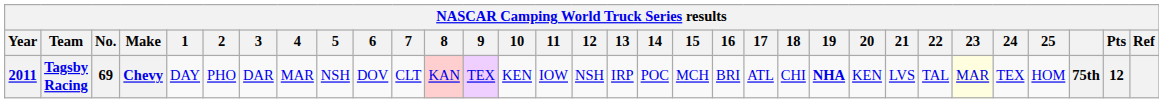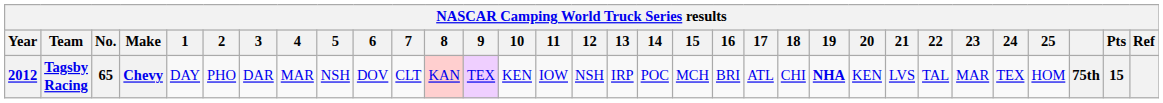(23, 76) 2011 -> (23, 76) 2012
(106, 76) 69 -> (106, 76) 65
(973, 76) lightyellow background -> (973, 76) no background
(1116, 76) 12 -> (1116, 76) 15
